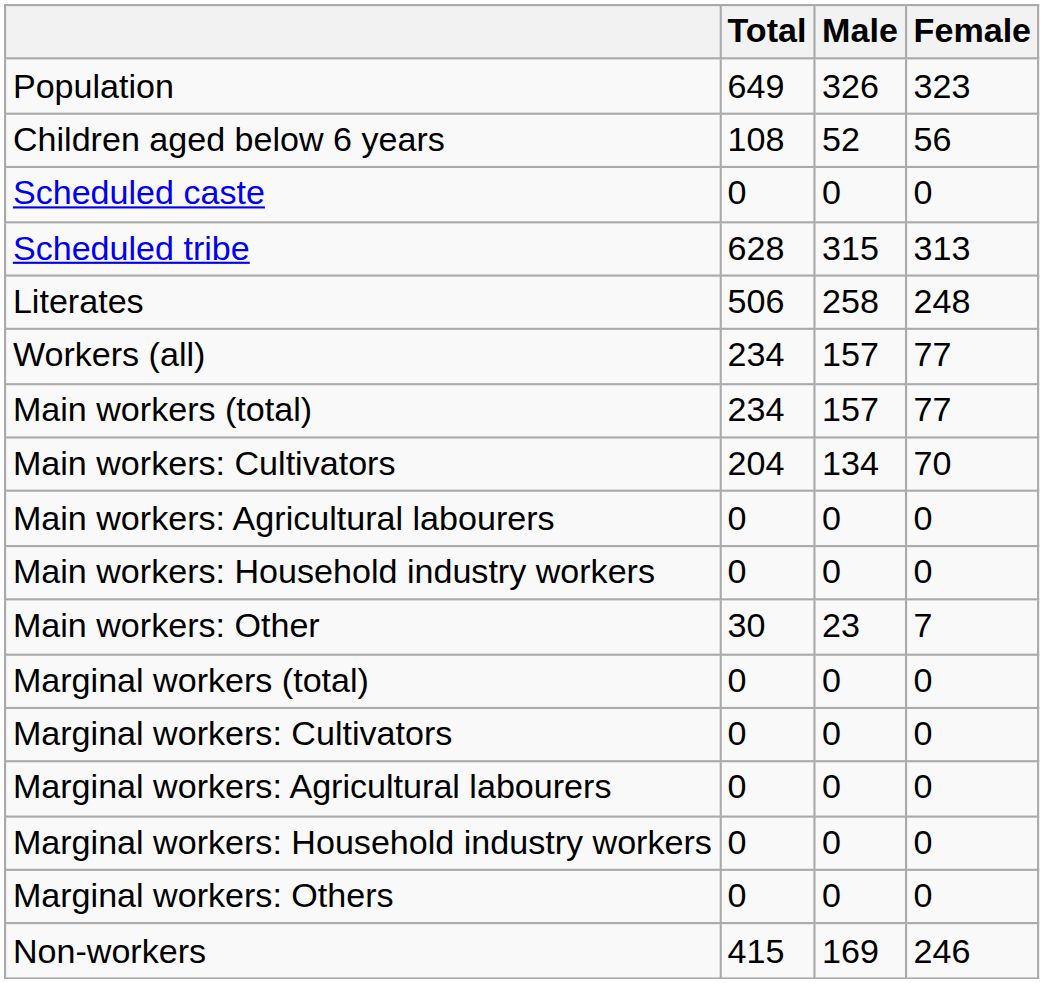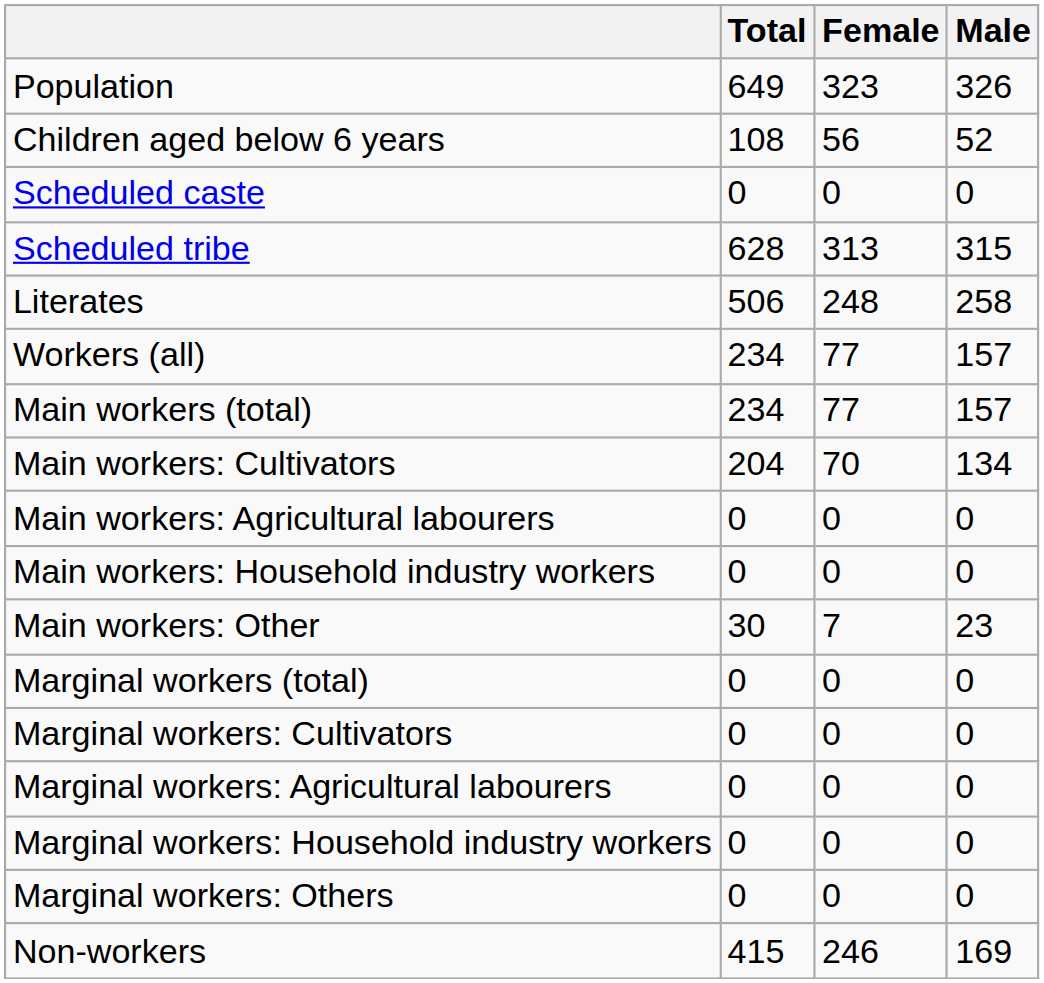columns swapped: (860, 31) <-> (972, 31)
